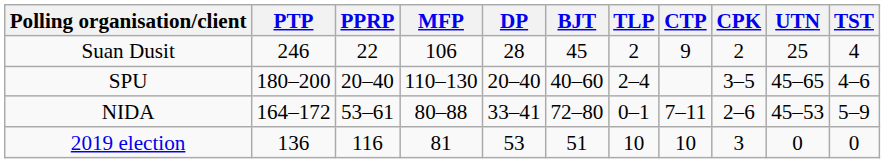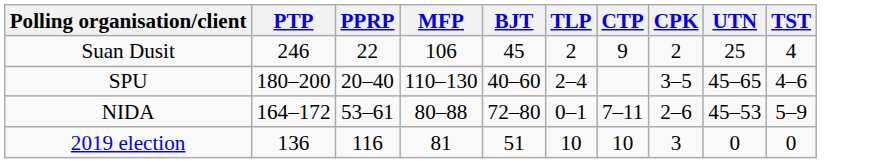- column: (514, 20)
